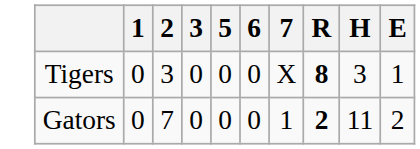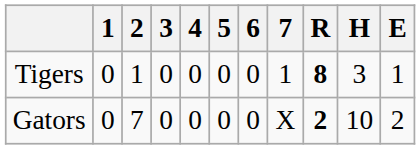+ column: (195, 27)
(167, 74) 3 -> (137, 74) 1
(286, 74) X -> (285, 74) 1
(286, 120) 1 -> (285, 120) X
(360, 120) 11 -> (359, 120) 10
